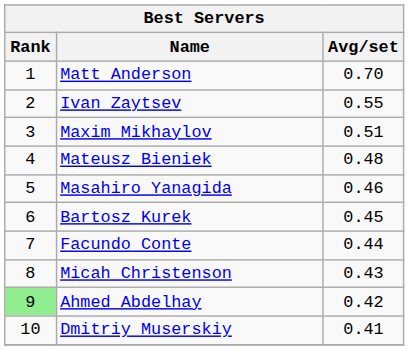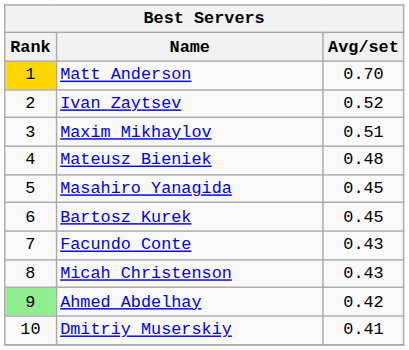(30, 75) no background -> (30, 75) gold background
(363, 104) 0.55 -> (363, 104) 0.52
(363, 189) 0.46 -> (363, 189) 0.45
(363, 245) 0.44 -> (363, 245) 0.43
